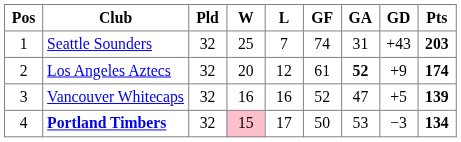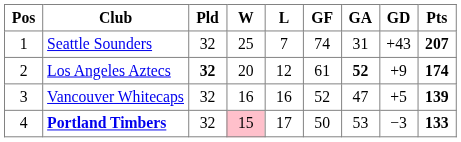(437, 44) 203 -> (437, 44) 207
(208, 70) normal -> (208, 70) bold
(437, 123) 134 -> (437, 123) 133
